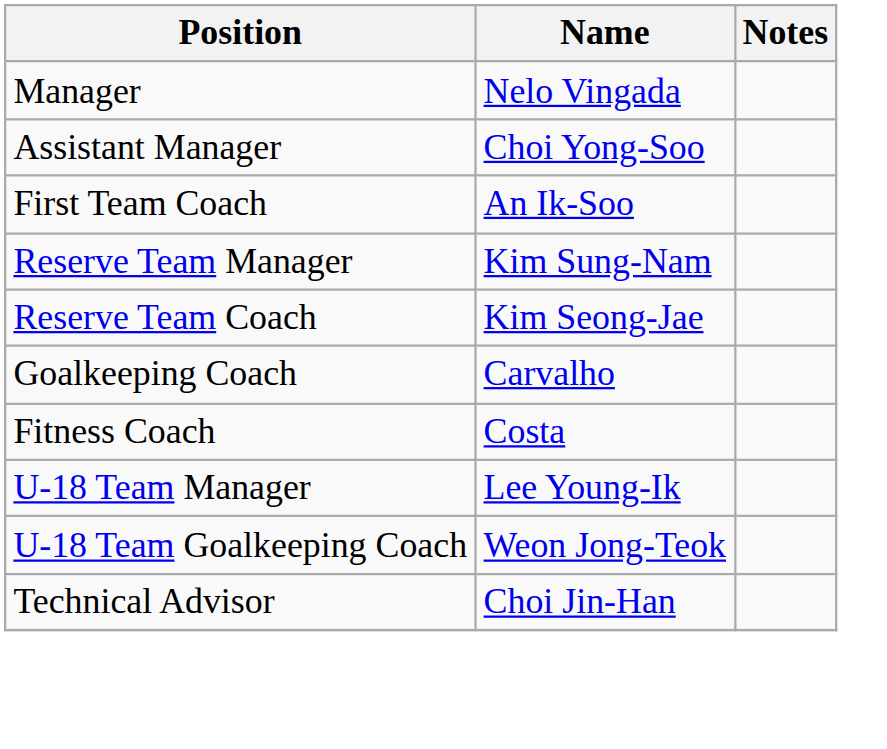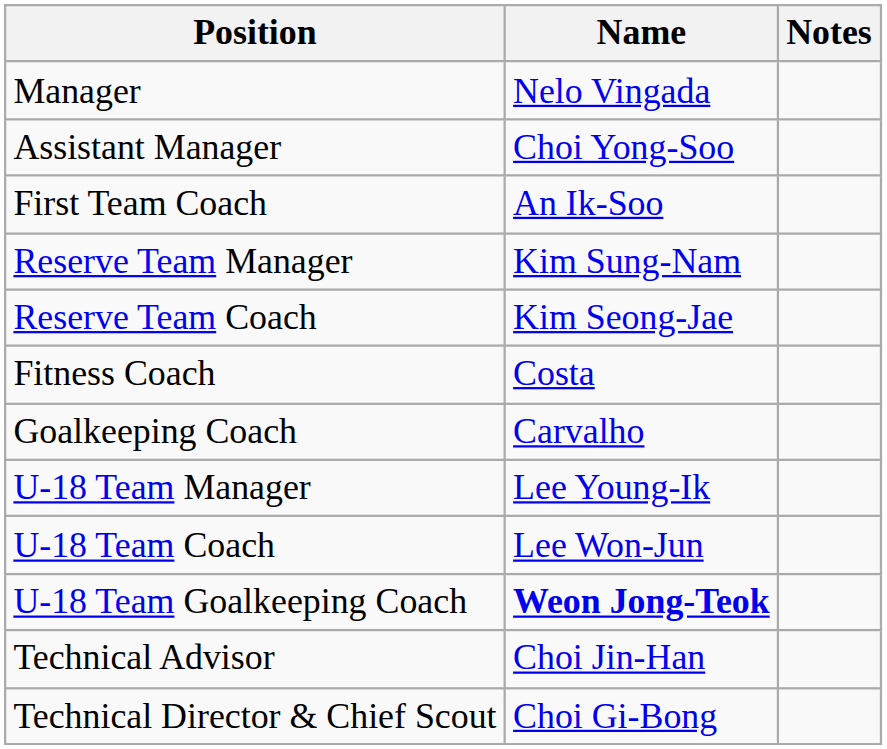rows swapped: (155, 373) <-> (114, 430)
+ row: (144, 544)
(605, 544) normal -> (641, 601) bold
+ row: (255, 714)
